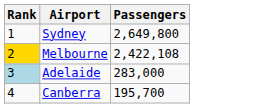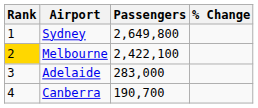+ column: (221, 14)
(146, 54) 2,422,108 -> (146, 54) 2,422,100
(11, 73) lightblue background -> (11, 73) no background
(139, 93) 195,700 -> (139, 93) 190,700
